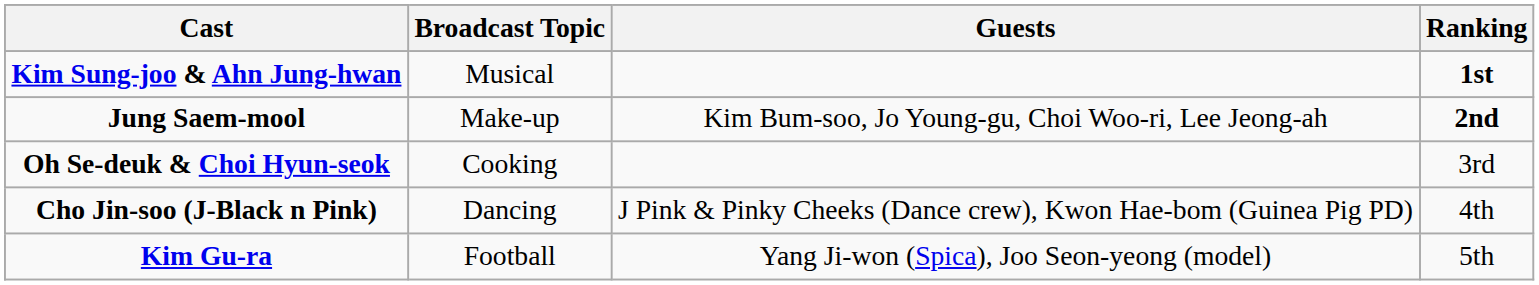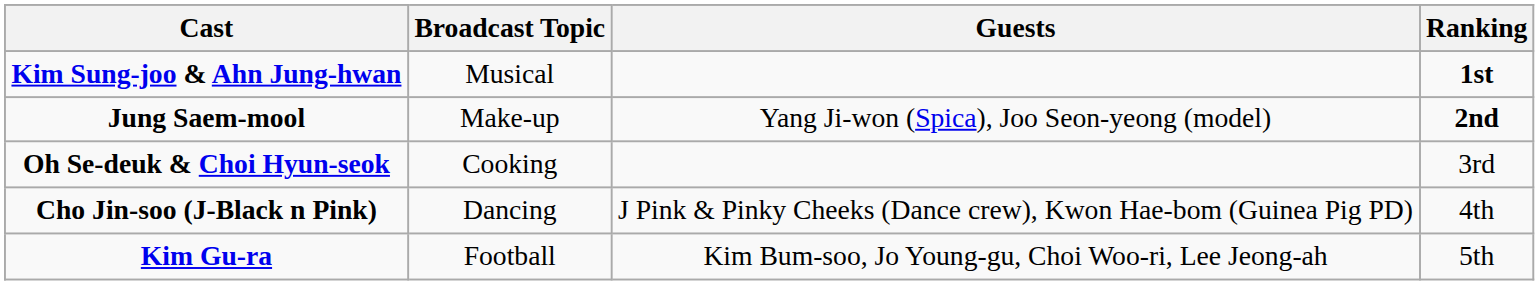(1016, 118) Kim Bum-soo, Jo Young-gu, Choi Woo-ri, Lee Jeong-ah -> (1016, 118) Yang Ji-won (Spica), Joo Seon-yeong (model)
(1016, 255) Yang Ji-won (Spica), Joo Seon-yeong (model) -> (1016, 255) Kim Bum-soo, Jo Young-gu, Choi Woo-ri, Lee Jeong-ah
